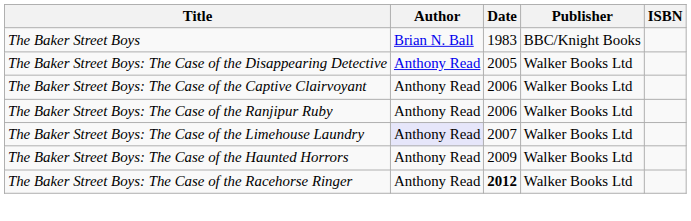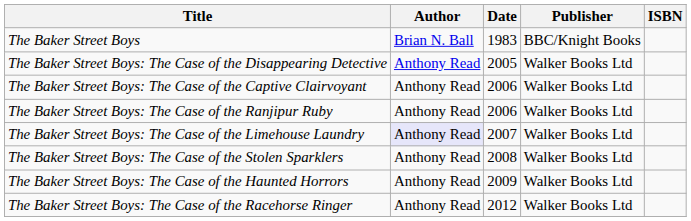+ row: (176, 157)
(502, 181) bold -> (502, 205) normal
